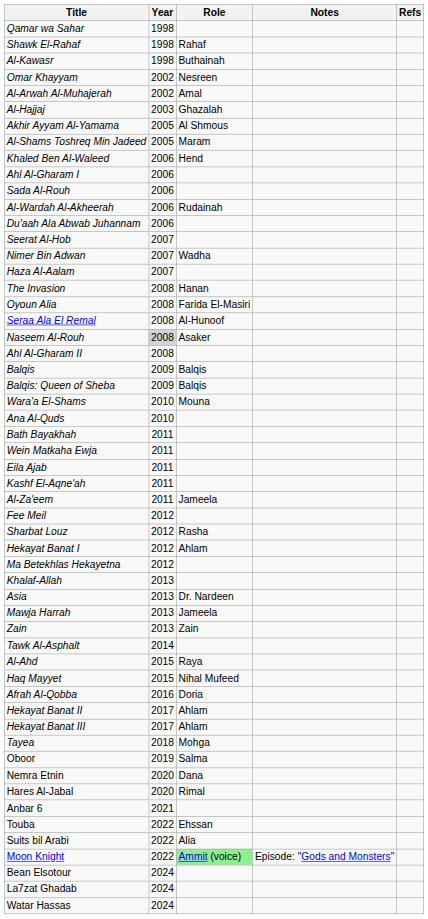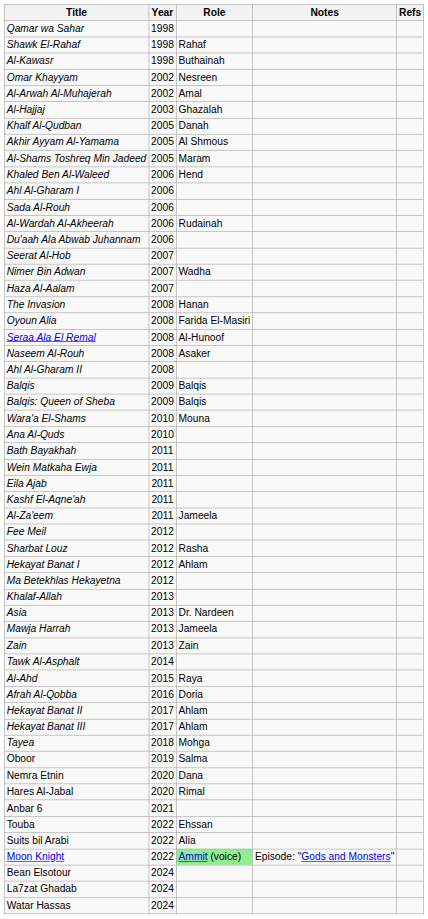+ row: (44, 126)
(162, 337) lightgrey background -> (162, 353) no background
- row: (34, 678)
